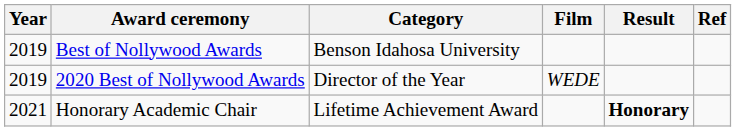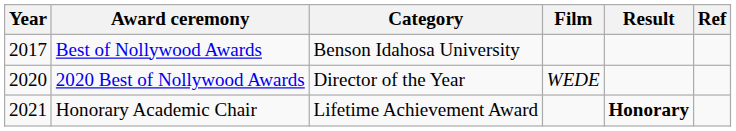(28, 49) 2019 -> (28, 49) 2017
(28, 79) 2019 -> (28, 79) 2020
